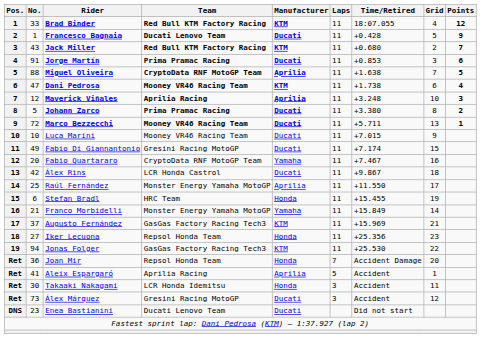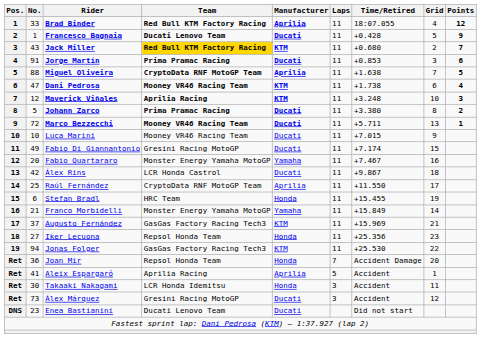(281, 23) KTM -> (290, 23) Aprilia
(205, 48) no background -> (205, 48) gold background
(290, 98) Aprilia -> (281, 98) KTM
(203, 161) CryptoData RNF MotoGP Team -> (207, 161) Monster Energy Yamaha MotoGP
(207, 186) Monster Energy Yamaha MotoGP -> (203, 186) CryptoData RNF MotoGP Team
